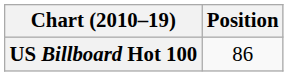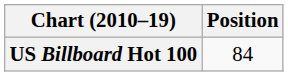(243, 53) 86 -> (243, 53) 84
